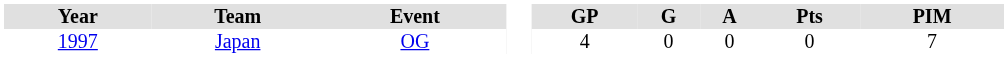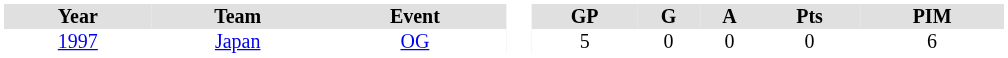(585, 41) 4 -> (585, 41) 5
(932, 41) 7 -> (932, 41) 6
